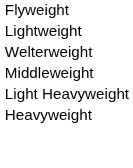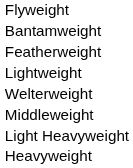+ row: (53, 31)
+ row: (53, 52)
